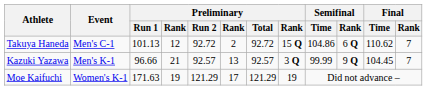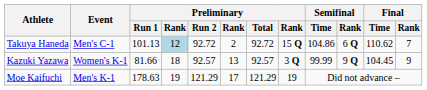(175, 44) no background -> (175, 44) lightblue background
(94, 61) Men's K-1 -> (100, 61) Women's K-1
(146, 61) 96.66 -> (146, 61) 81.66
(175, 61) 21 -> (175, 61) 18
(409, 61) 7 -> (409, 61) 9
(100, 77) Women's K-1 -> (94, 77) Men's K-1
(146, 77) 171.63 -> (146, 77) 178.63
